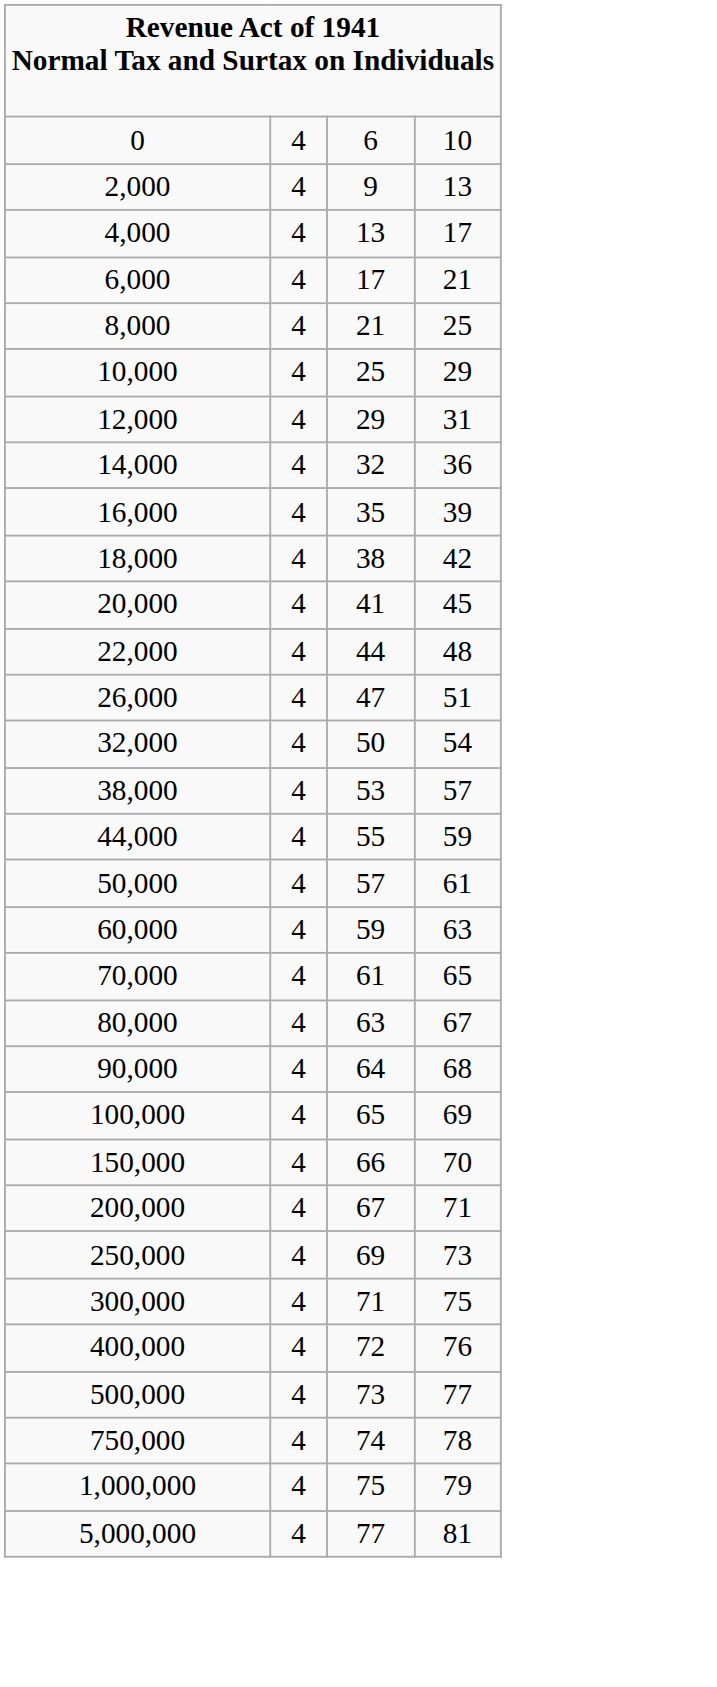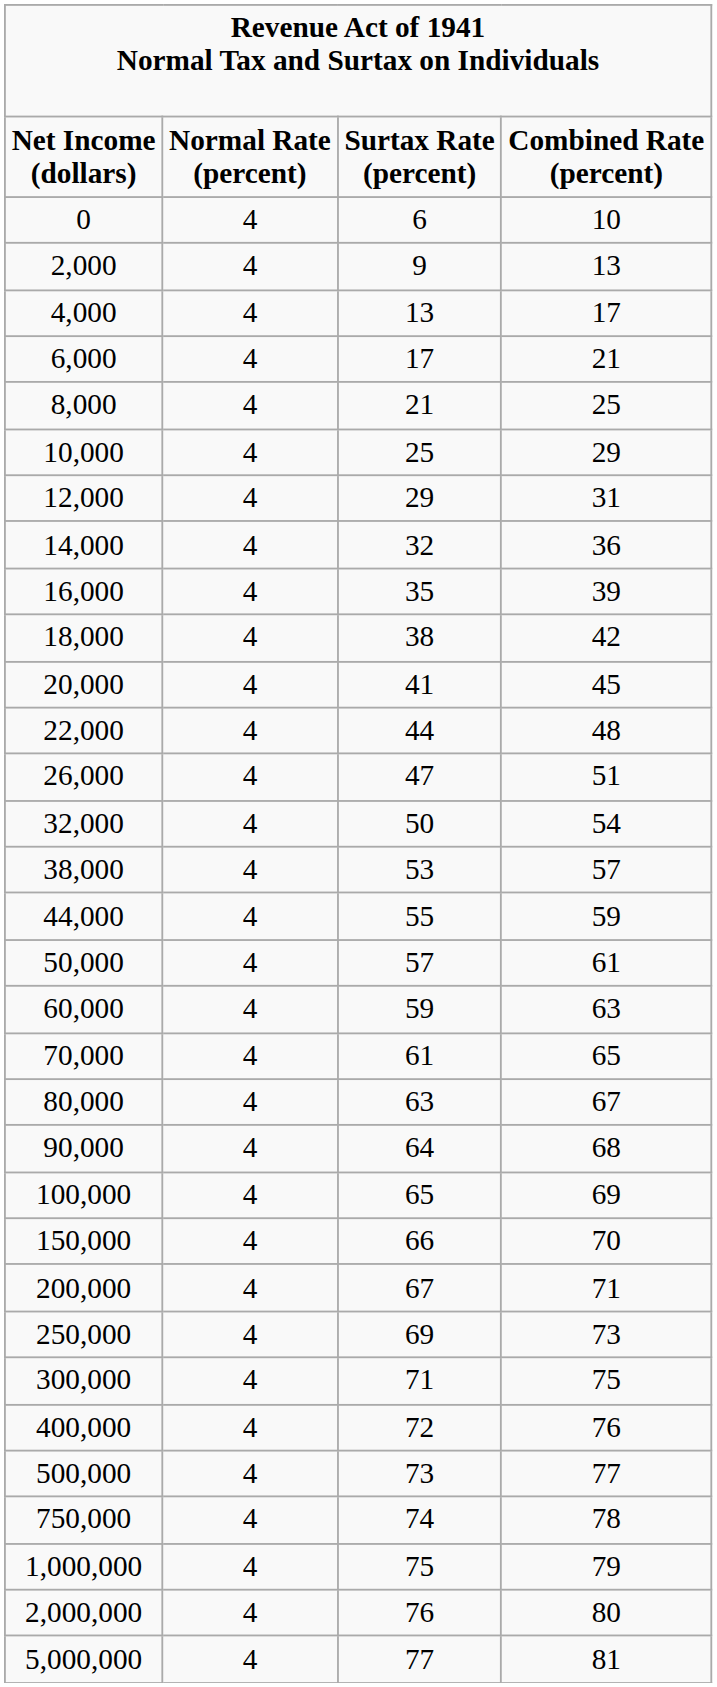+ row: (84, 156)
+ row: (84, 1612)
